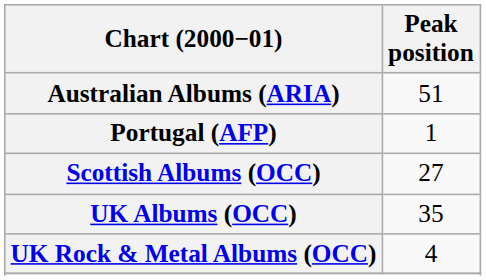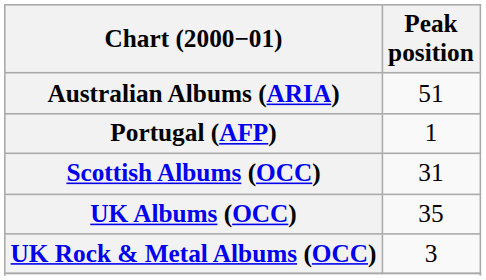(431, 173) 27 -> (431, 173) 31
(431, 253) 4 -> (431, 253) 3
